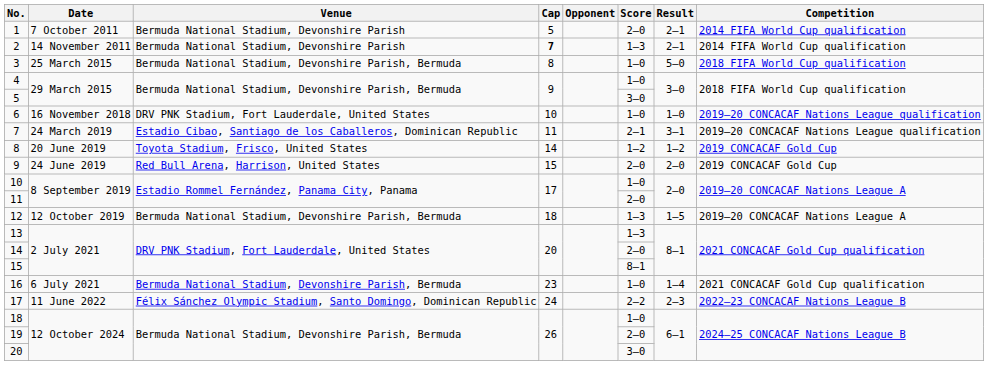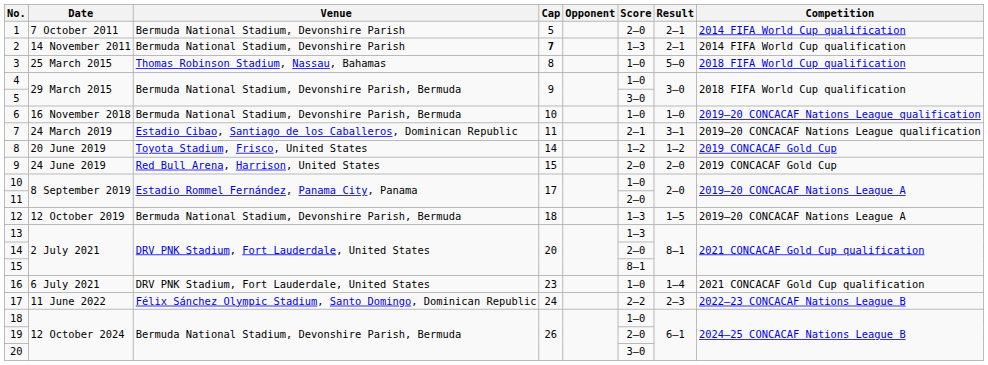(299, 64) Bermuda National Stadium, Devonshire Parish, Bermuda -> (261, 64) Thomas Robinson Stadium, Nassau, Bahamas
(283, 115) DRV PNK Stadium, Fort Lauderdale, United States -> (299, 115) Bermuda National Stadium, Devonshire Parish, Bermuda
(299, 284) Bermuda National Stadium, Devonshire Parish, Bermuda -> (283, 284) DRV PNK Stadium, Fort Lauderdale, United States
